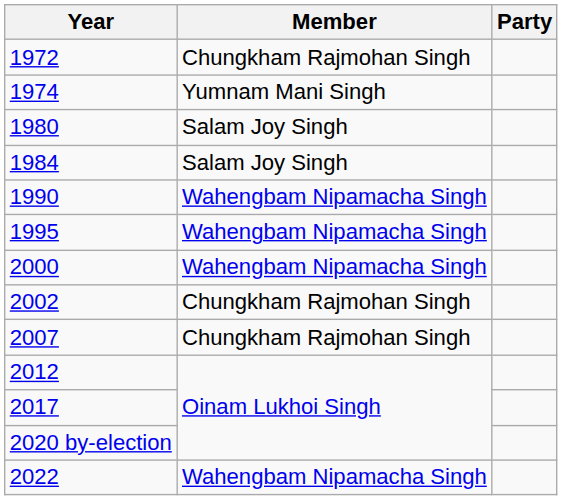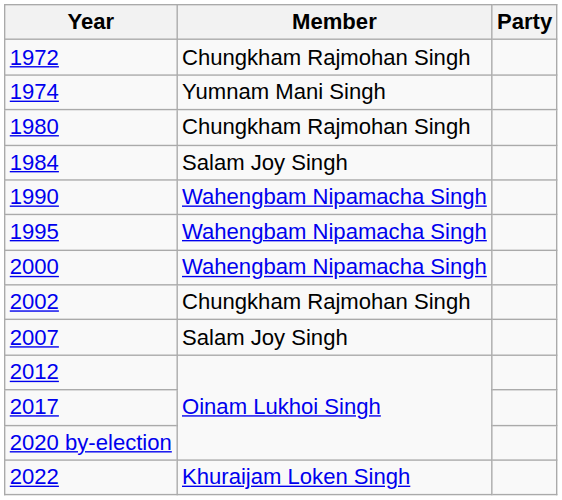(265, 127) Salam Joy Singh -> (326, 127) Chungkham Rajmohan Singh
(326, 337) Chungkham Rajmohan Singh -> (265, 337) Salam Joy Singh
(334, 477) Wahengbam Nipamacha Singh -> (296, 477) Khuraijam Loken Singh
